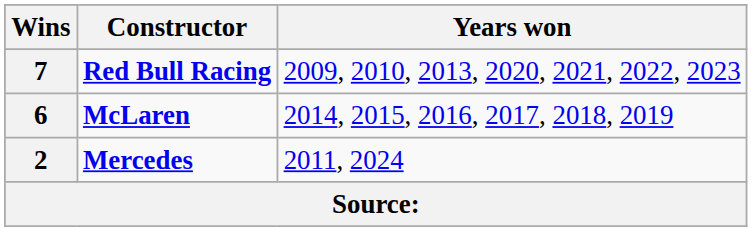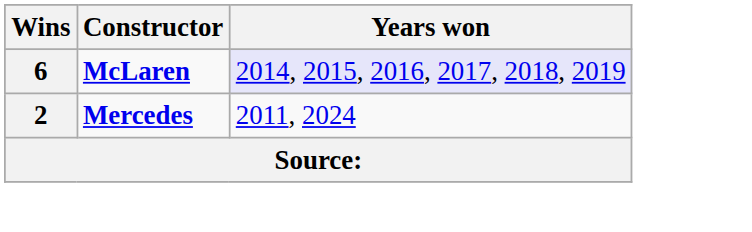- row: (41, 71)
(479, 115) no background -> (431, 71) lavender background
